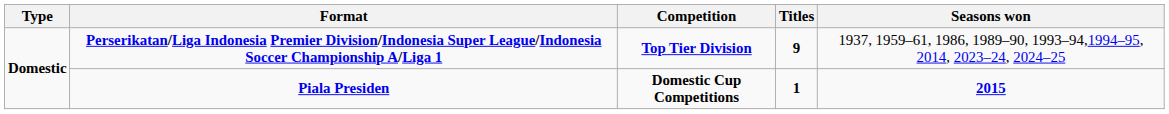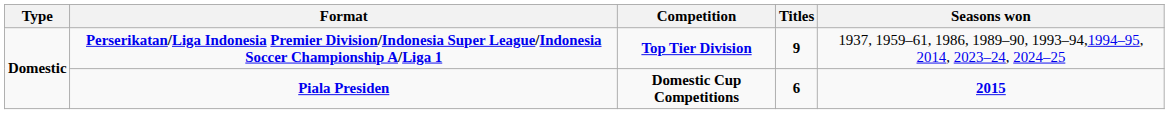(797, 88) 1 -> (797, 88) 6
